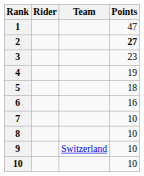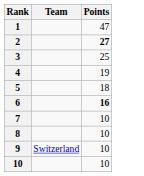- column: (45, 12)
(132, 57) 23 -> (104, 57) 25
(132, 103) normal -> (104, 103) bold
